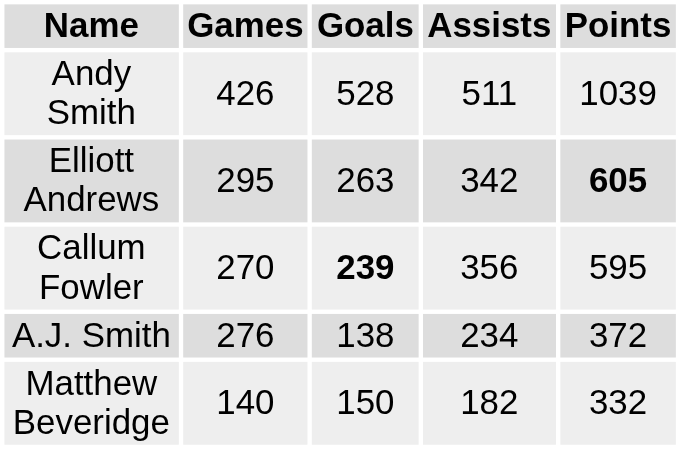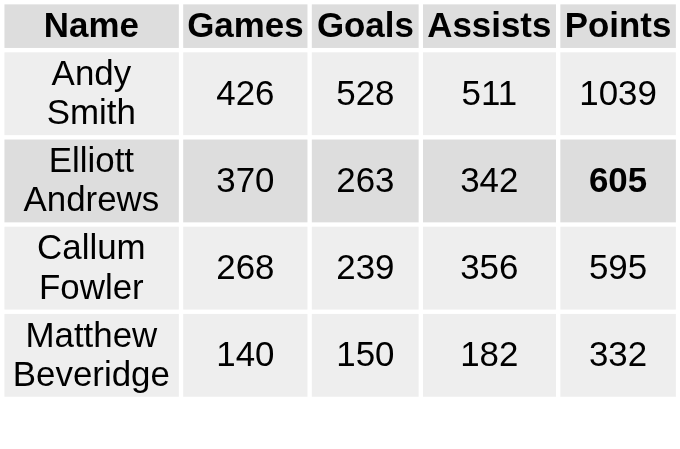(245, 180) 295 -> (245, 180) 370
(245, 267) 270 -> (245, 267) 268
(365, 267) bold -> (365, 267) normal
- row: (91, 335)
